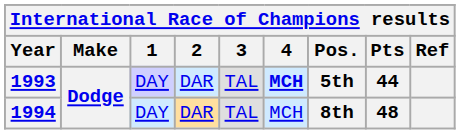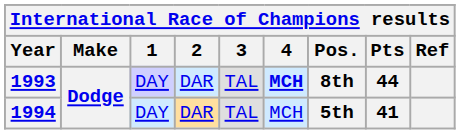(337, 81) 5th -> (337, 81) 8th
(337, 112) 8th -> (337, 112) 5th
(388, 112) 48 -> (388, 112) 41
